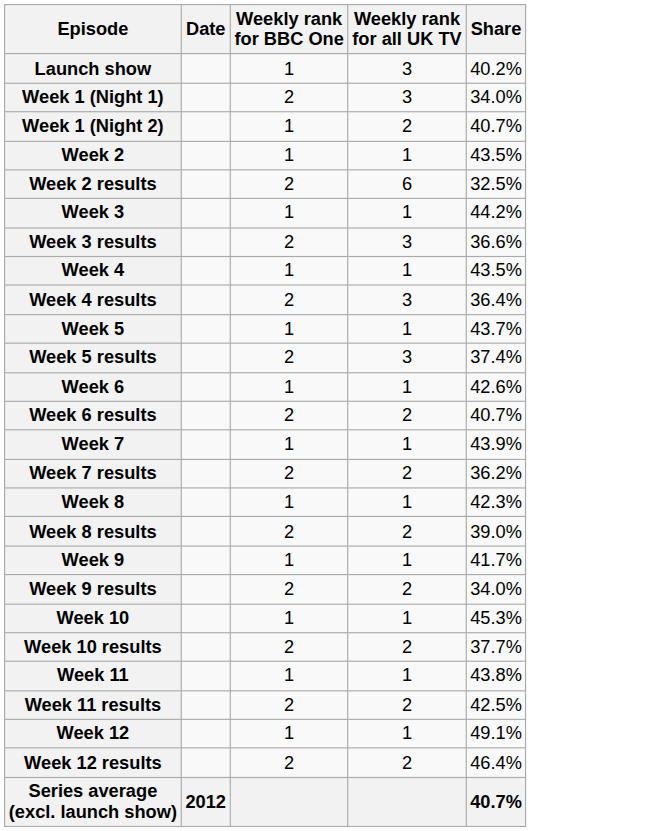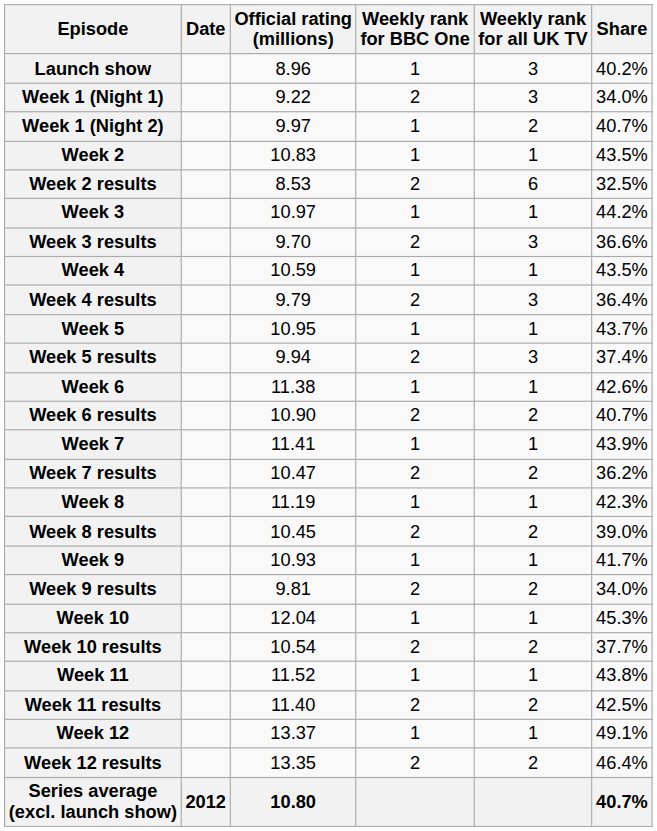+ column: (293, 29)
